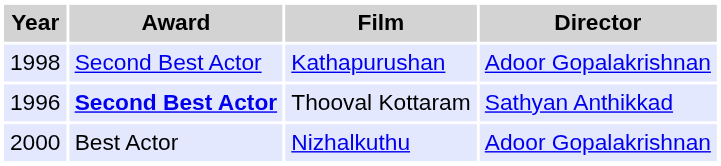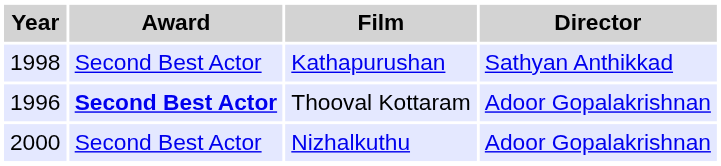(598, 62) Adoor Gopalakrishnan -> (579, 62) Sathyan Anthikkad
(579, 102) Sathyan Anthikkad -> (598, 102) Adoor Gopalakrishnan
(126, 142) Best Actor -> (168, 142) Second Best Actor
